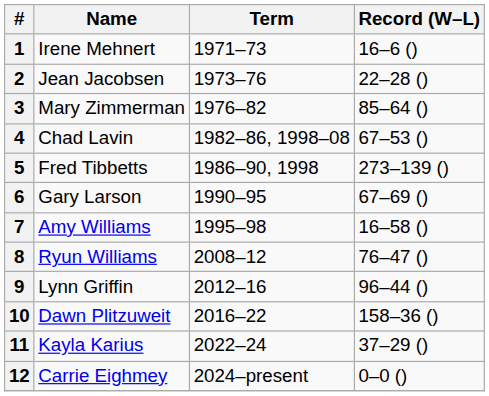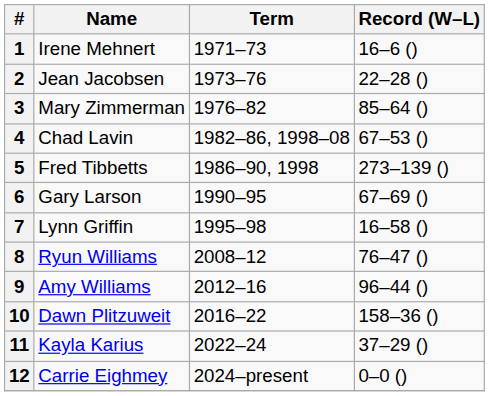(95, 227) Amy Williams -> (86, 227) Lynn Griffin
(86, 286) Lynn Griffin -> (95, 286) Amy Williams
